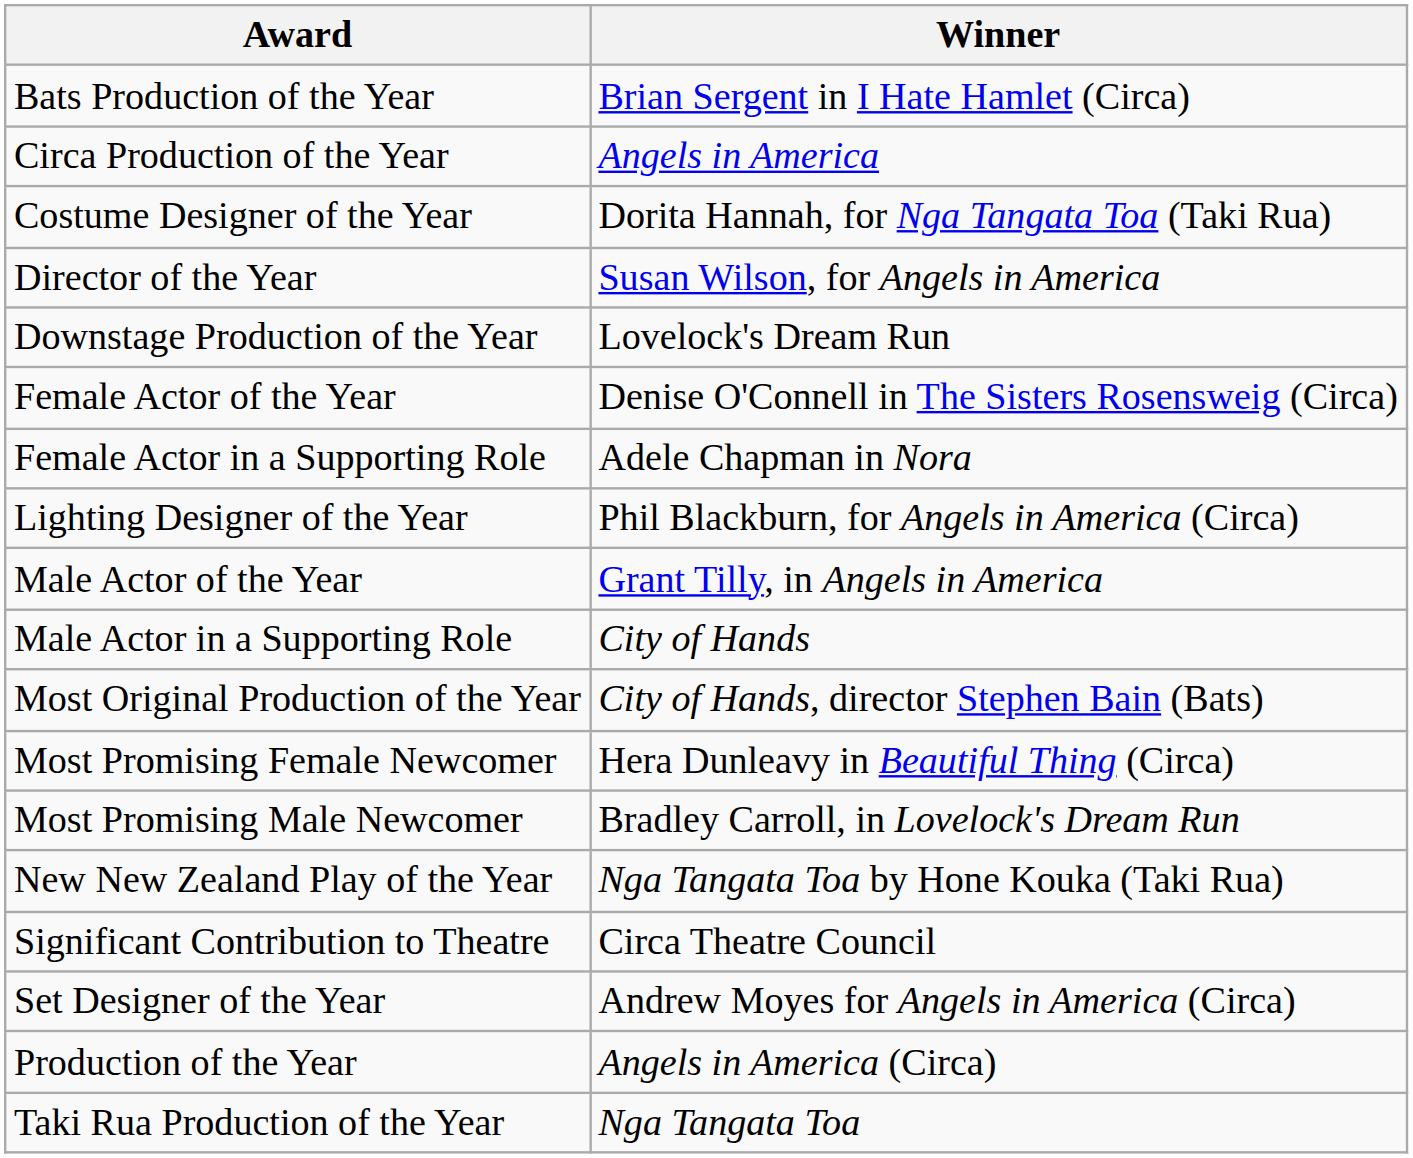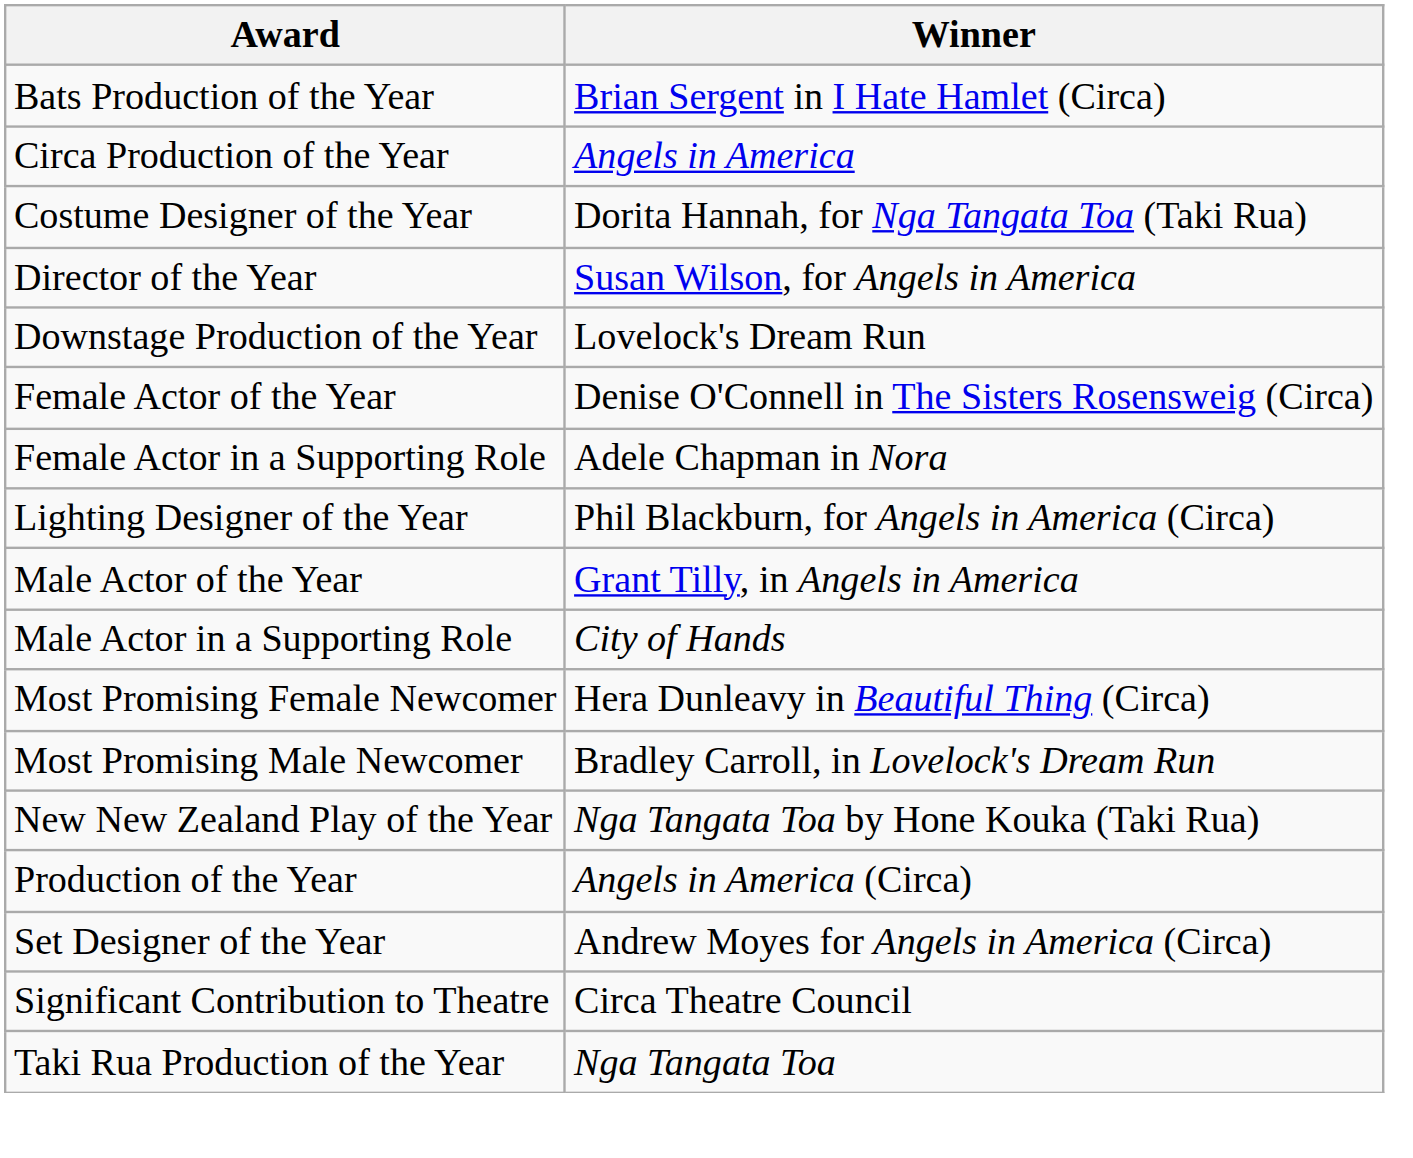- row: (297, 699)
rows swapped: (185, 1061) <-> (282, 940)
